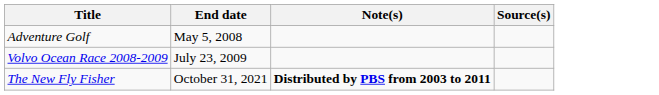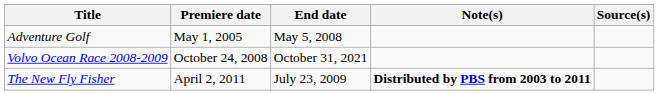+ column: (221, 15)
(210, 57) July 23, 2009 -> (321, 57) October 31, 2021
(221, 79) October 31, 2021 -> (310, 79) July 23, 2009
